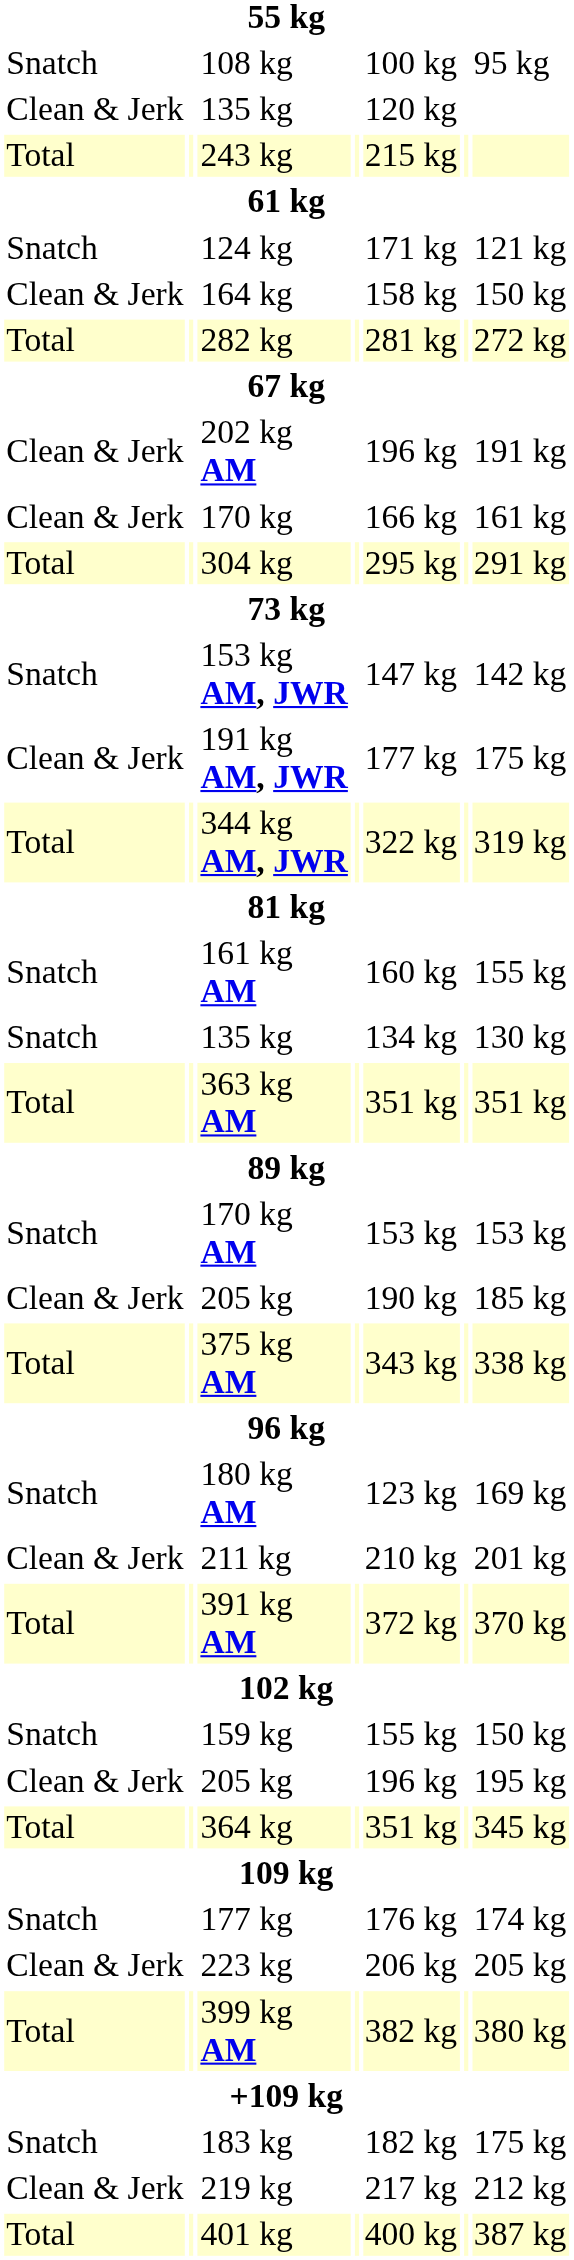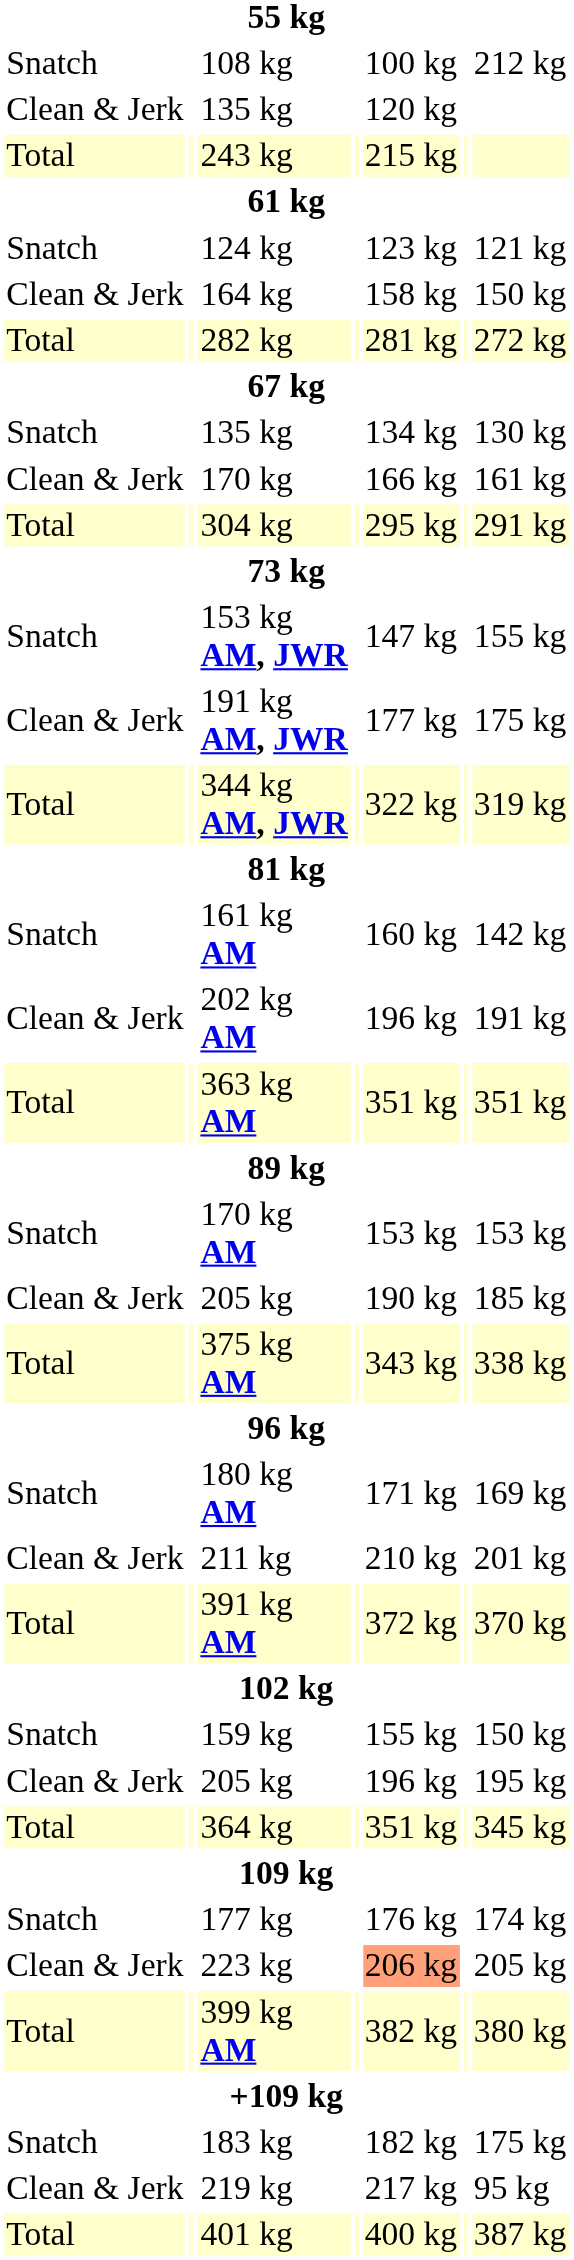(512, 62) 95 kg -> (520, 62) 212 kg
(411, 247) 171 kg -> (411, 247) 123 kg
rows swapped: (52, 1037) <-> (95, 451)
(520, 673) 142 kg -> (520, 636) 155 kg
(520, 972) 155 kg -> (520, 934) 142 kg
(411, 1492) 123 kg -> (411, 1492) 171 kg
(411, 1965) no background -> (411, 1965) lightsalmon background
(520, 2188) 212 kg -> (512, 2188) 95 kg
